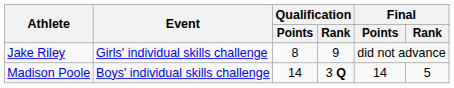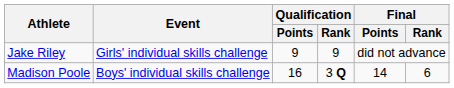(295, 53) 8 -> (295, 53) 9
(295, 73) 14 -> (295, 73) 16
(427, 73) 5 -> (427, 73) 6
